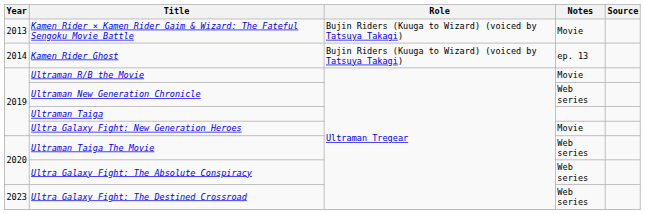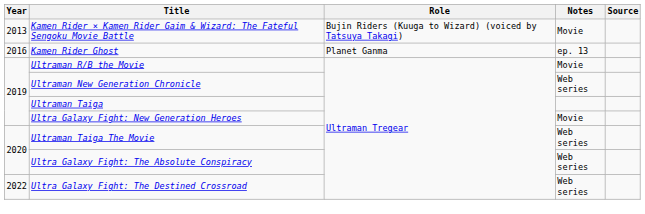(17, 55) 2014 -> (17, 50) 2016
(431, 55) Bujin Riders (Kuuga to Wizard) (voiced by Tatsuya Takagi) -> (357, 50) Planet Ganma
(17, 197) 2023 -> (17, 186) 2022
